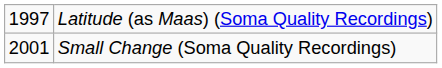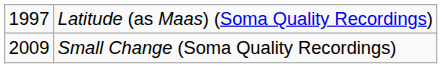(29, 47) 2001 -> (29, 47) 2009
